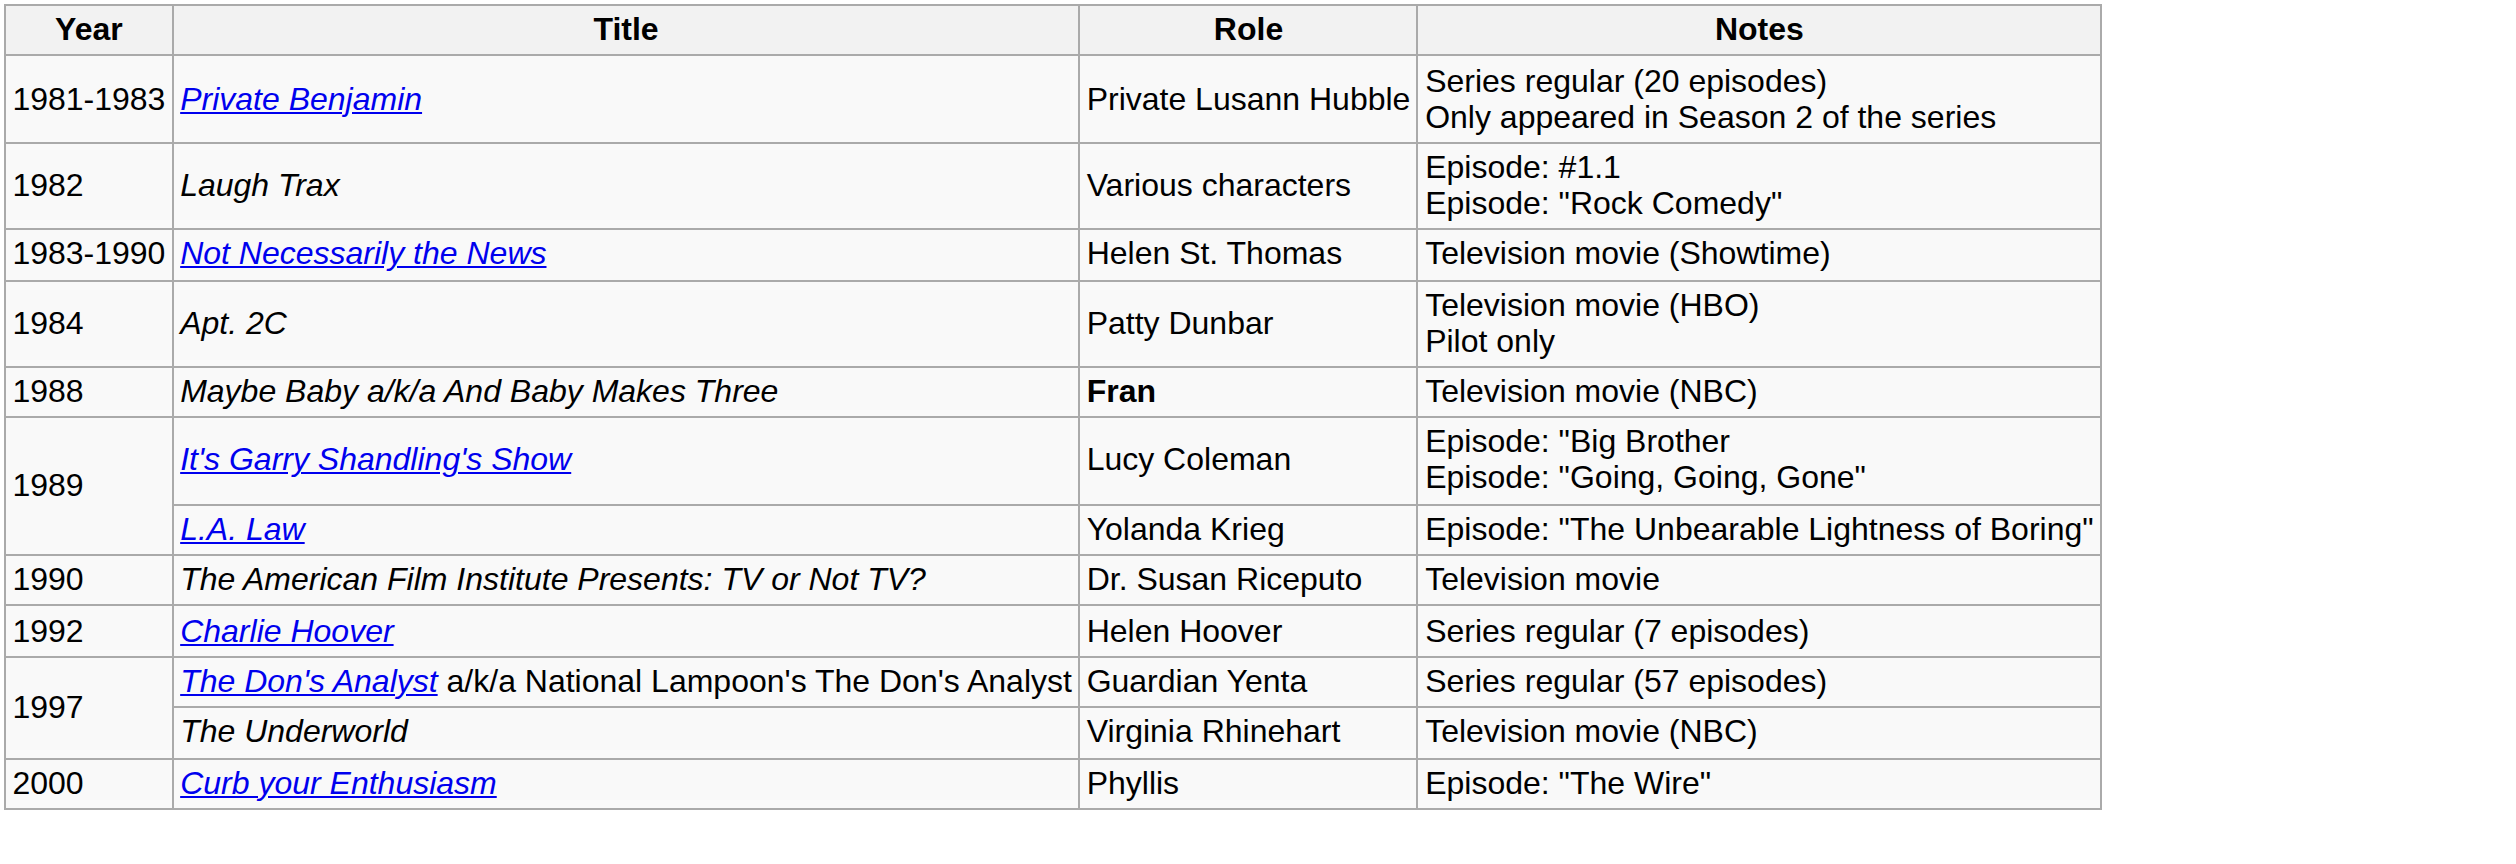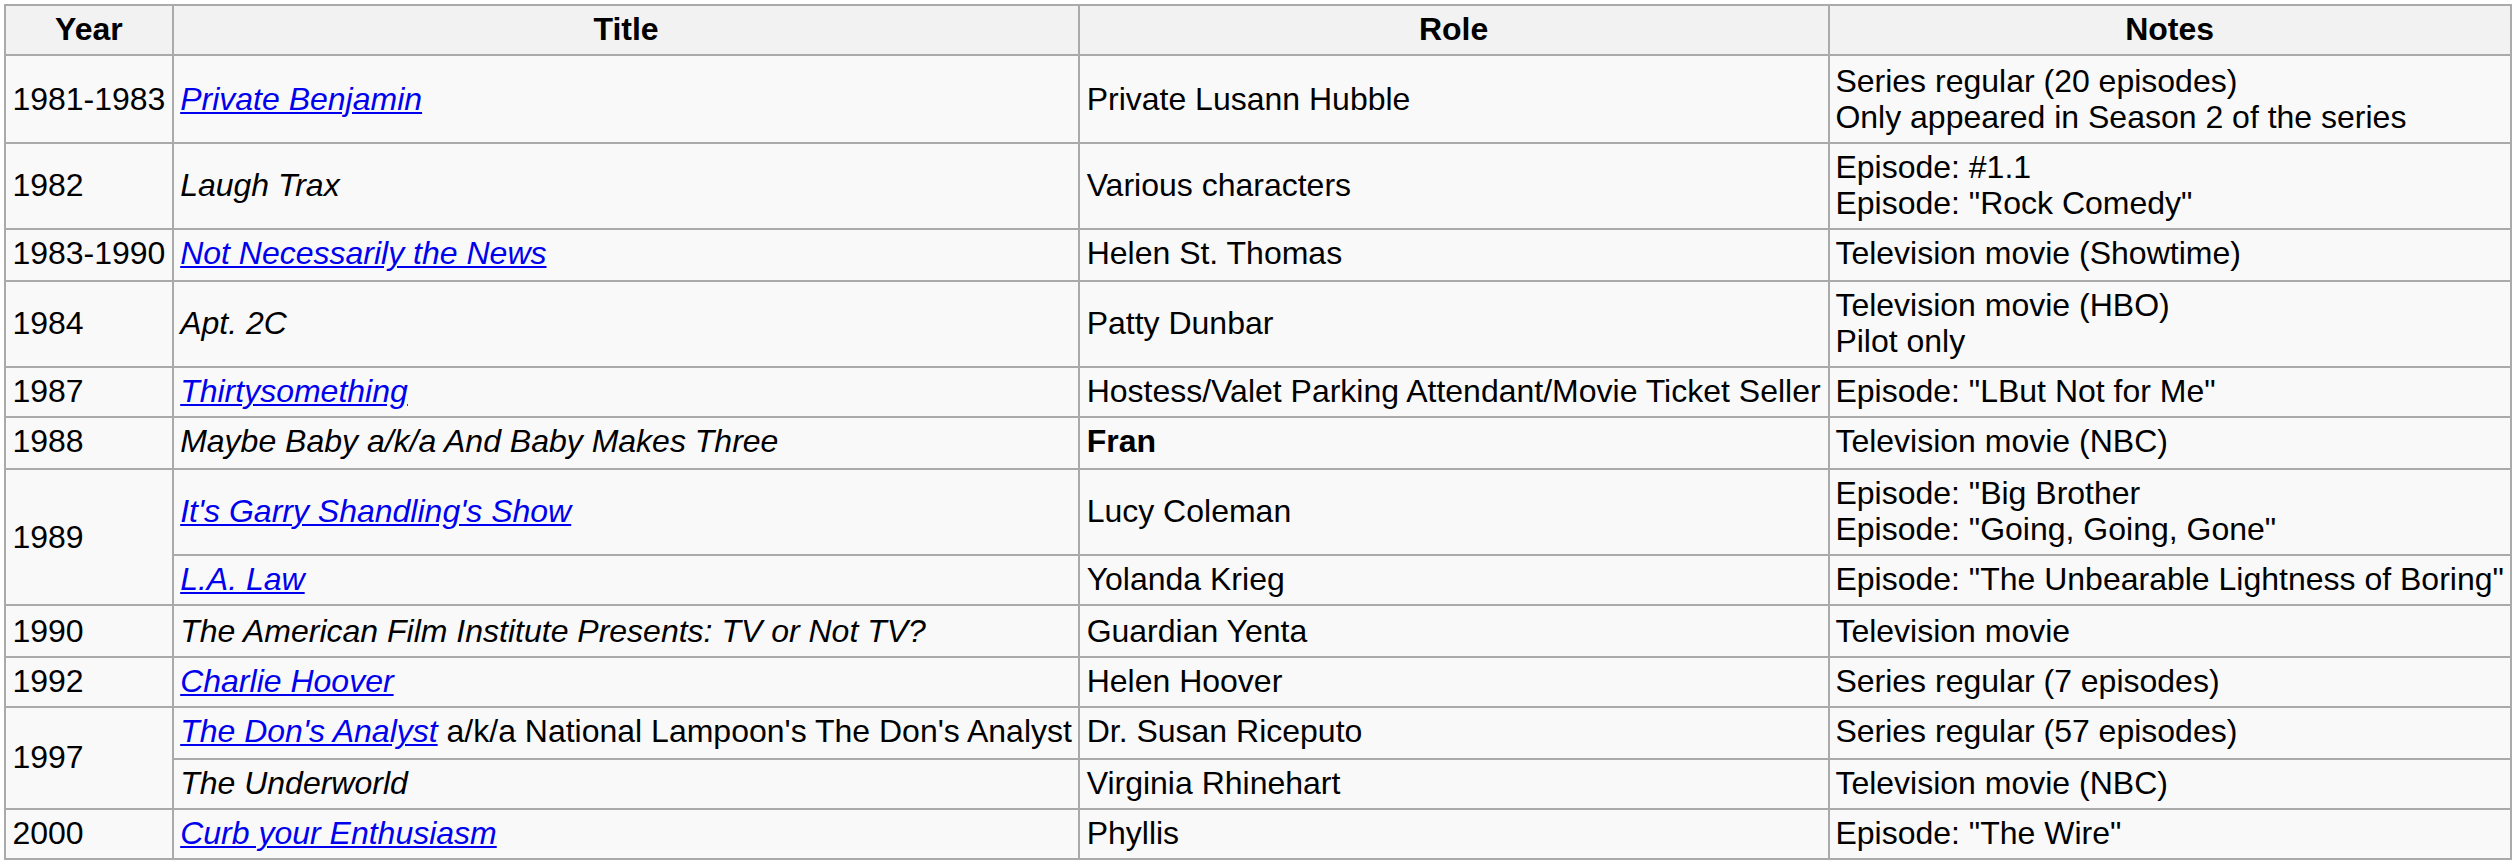+ row: (294, 391)
(1224, 579) Dr. Susan Riceputo -> (1197, 630) Guardian Yenta
(1197, 681) Guardian Yenta -> (1224, 732) Dr. Susan Riceputo
